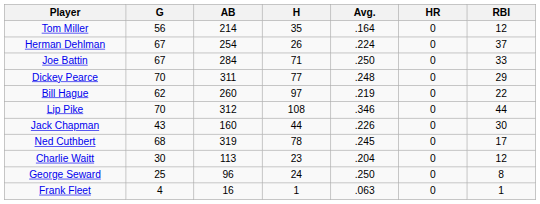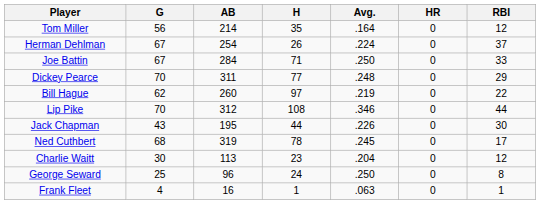(228, 126) 160 -> (228, 126) 195
